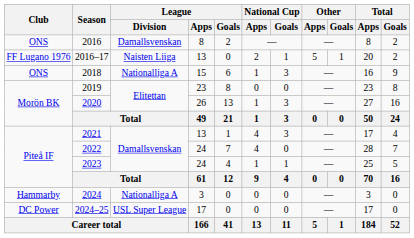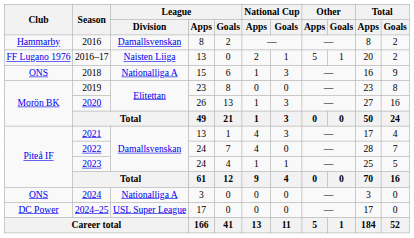(39, 42) ONS -> (39, 42) Hammarby
(39, 194) Hammarby -> (39, 194) ONS
